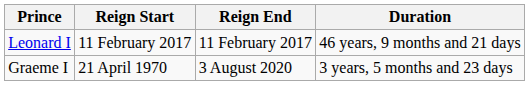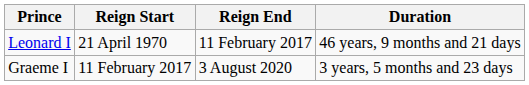(135, 42) 11 February 2017 -> (123, 42) 21 April 1970
(123, 67) 21 April 1970 -> (135, 67) 11 February 2017
